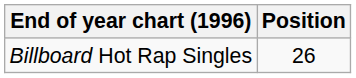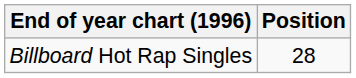(304, 55) 26 -> (304, 55) 28
